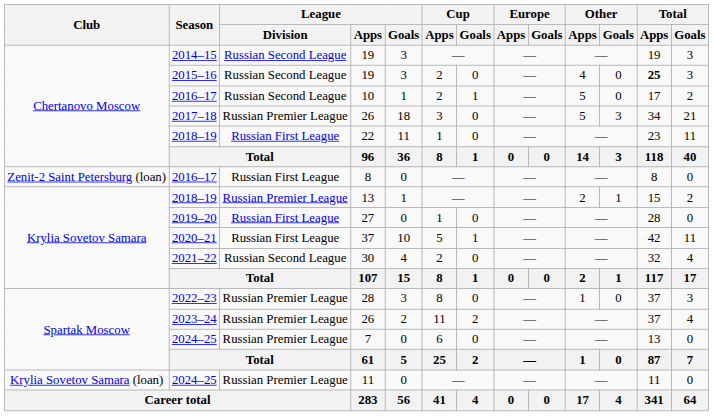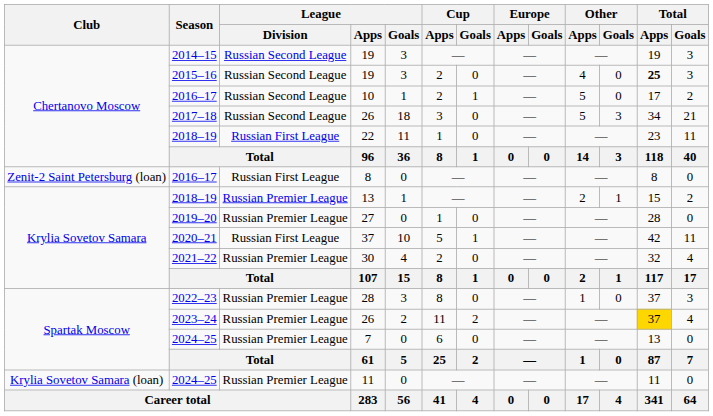(285, 116) Russian Premier League -> (285, 116) Russian Second League
(285, 217) Russian First League -> (285, 217) Russian Premier League
(285, 258) Russian Second League -> (285, 258) Russian Premier League
(654, 319) no background -> (654, 319) gold background
